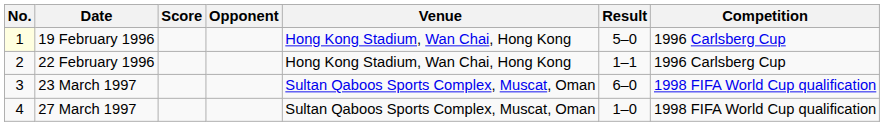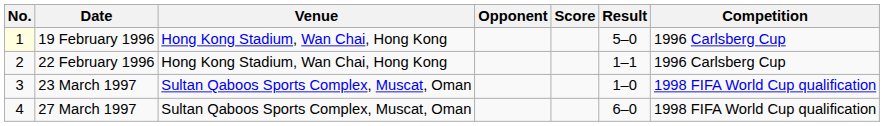columns swapped: (440, 16) <-> (182, 16)
(625, 86) 6–0 -> (625, 86) 1–0
(625, 109) 1–0 -> (625, 109) 6–0
